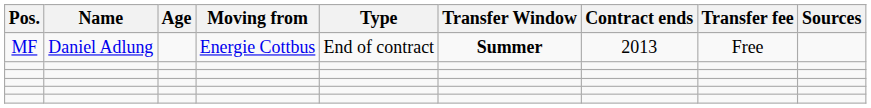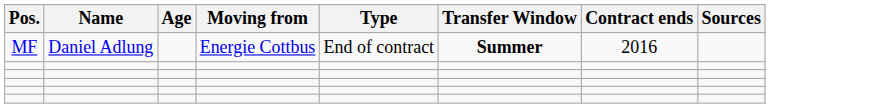- column: (748, 18)
(639, 47) 2013 -> (639, 47) 2016
